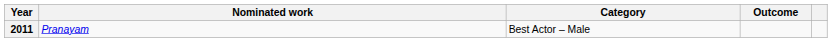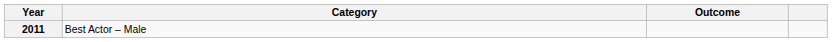- column: (273, 12)
